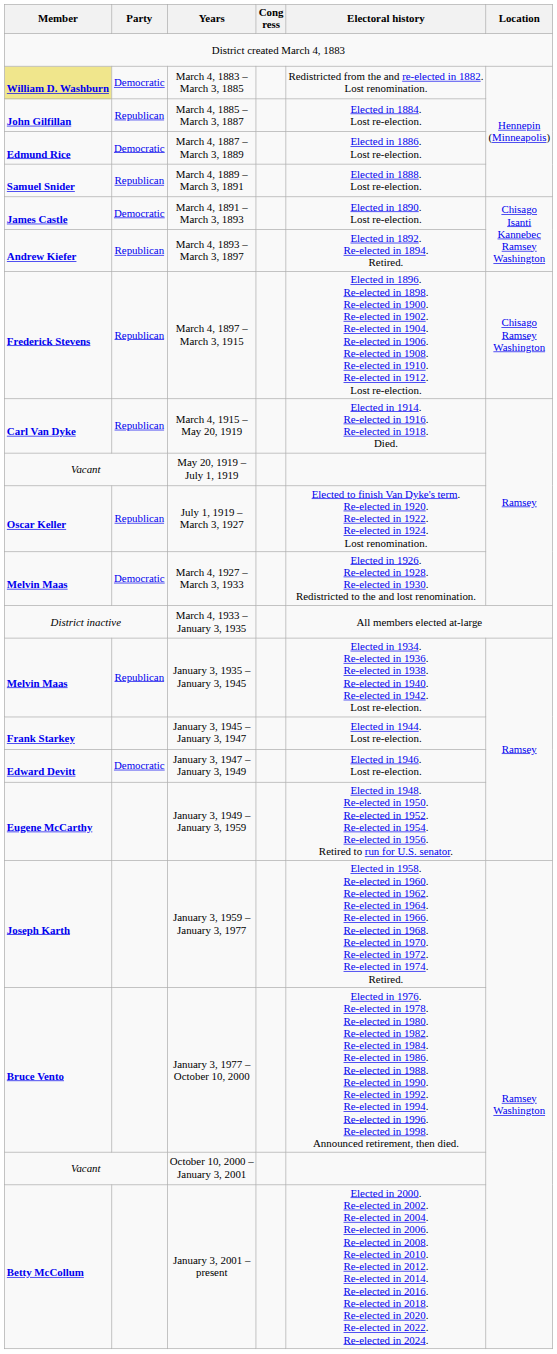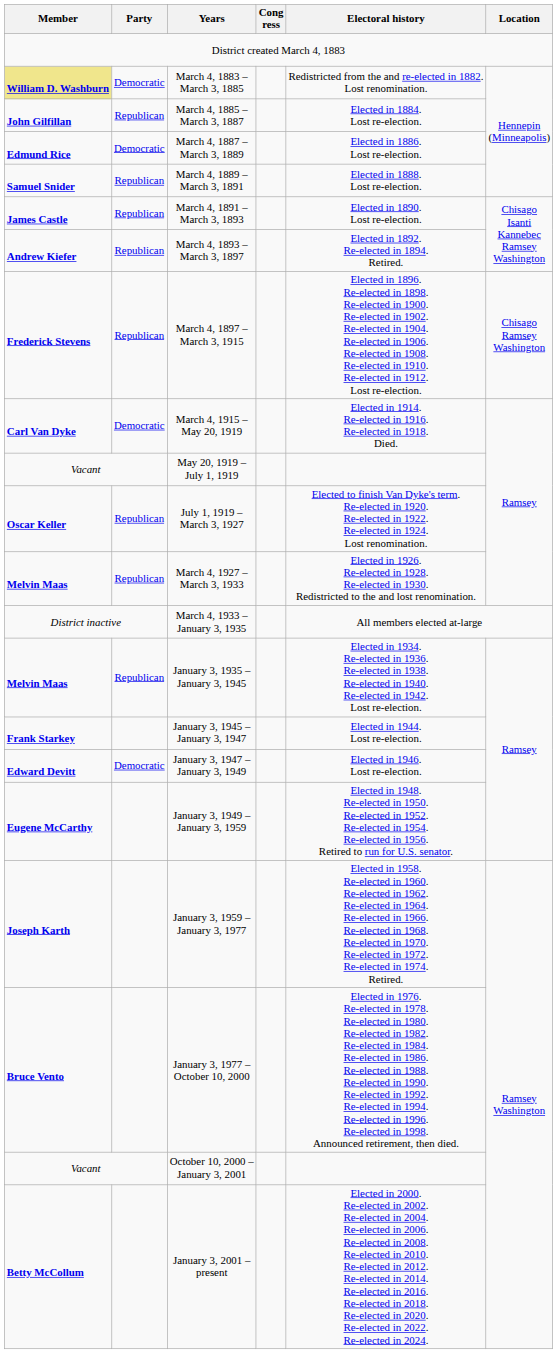(139, 213) Democratic -> (139, 213) Republican
(139, 425) Republican -> (139, 425) Democratic
(139, 578) Democratic -> (139, 578) Republican
